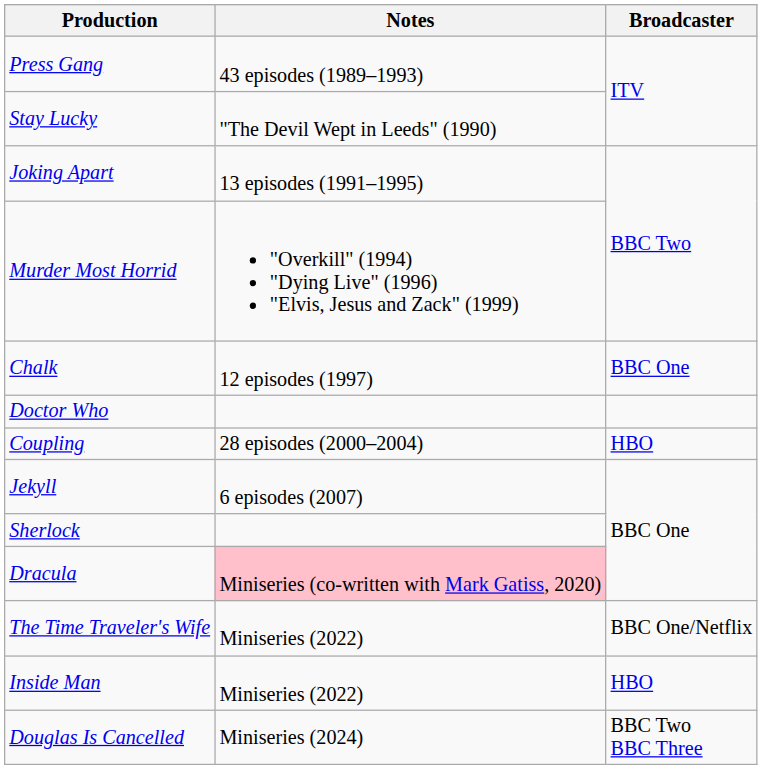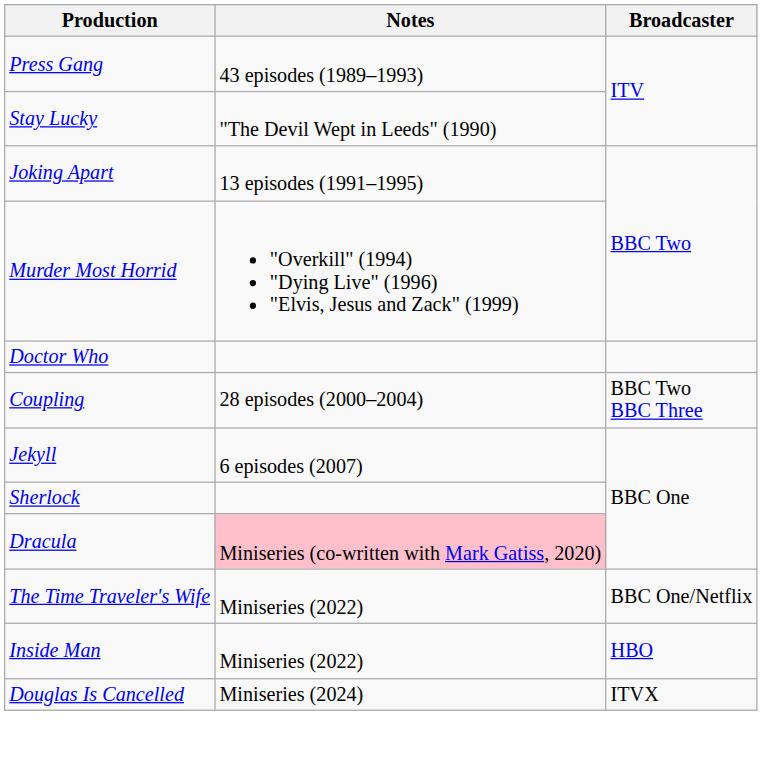- row: (33, 368)
(632, 443) HBO -> (657, 400) BBC Two BBC Three
(657, 737) BBC Two BBC Three -> (635, 693) ITVX
